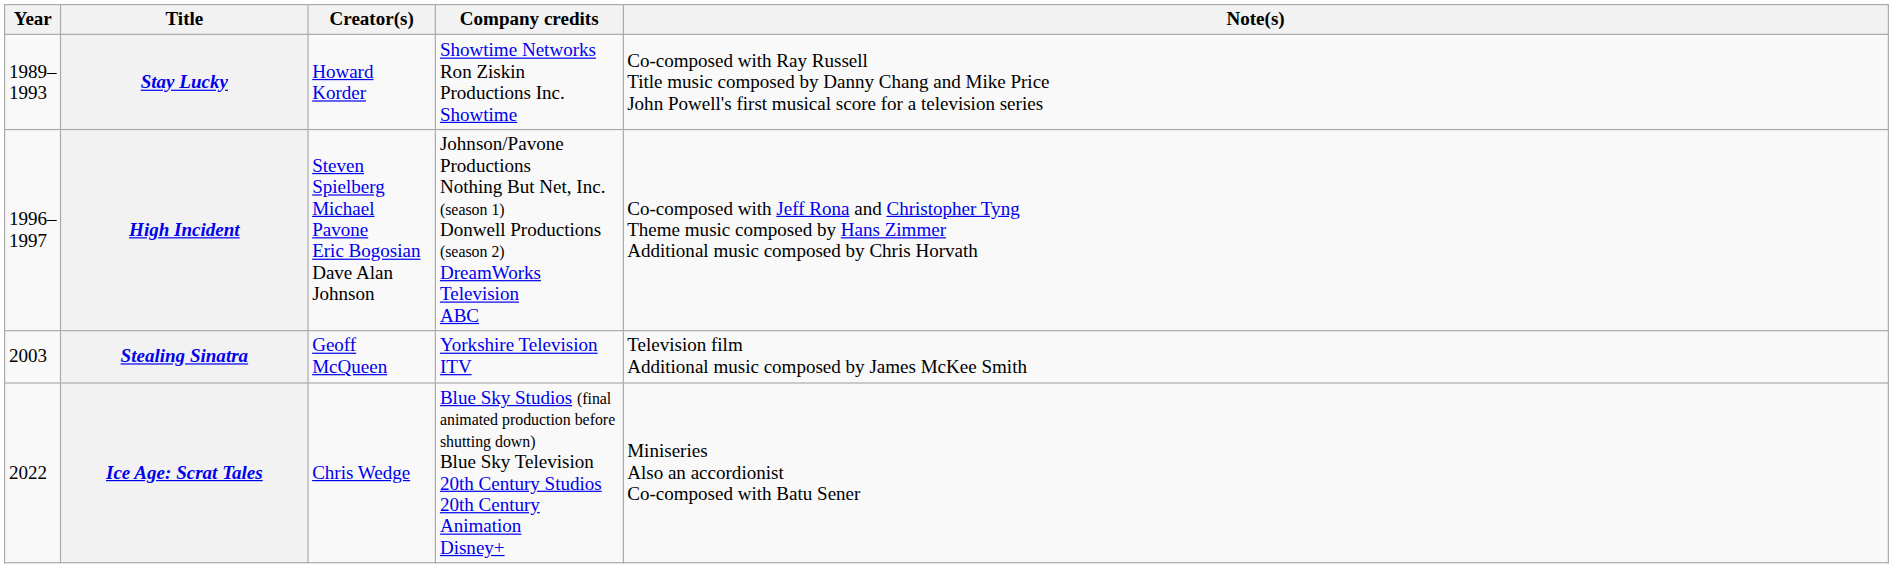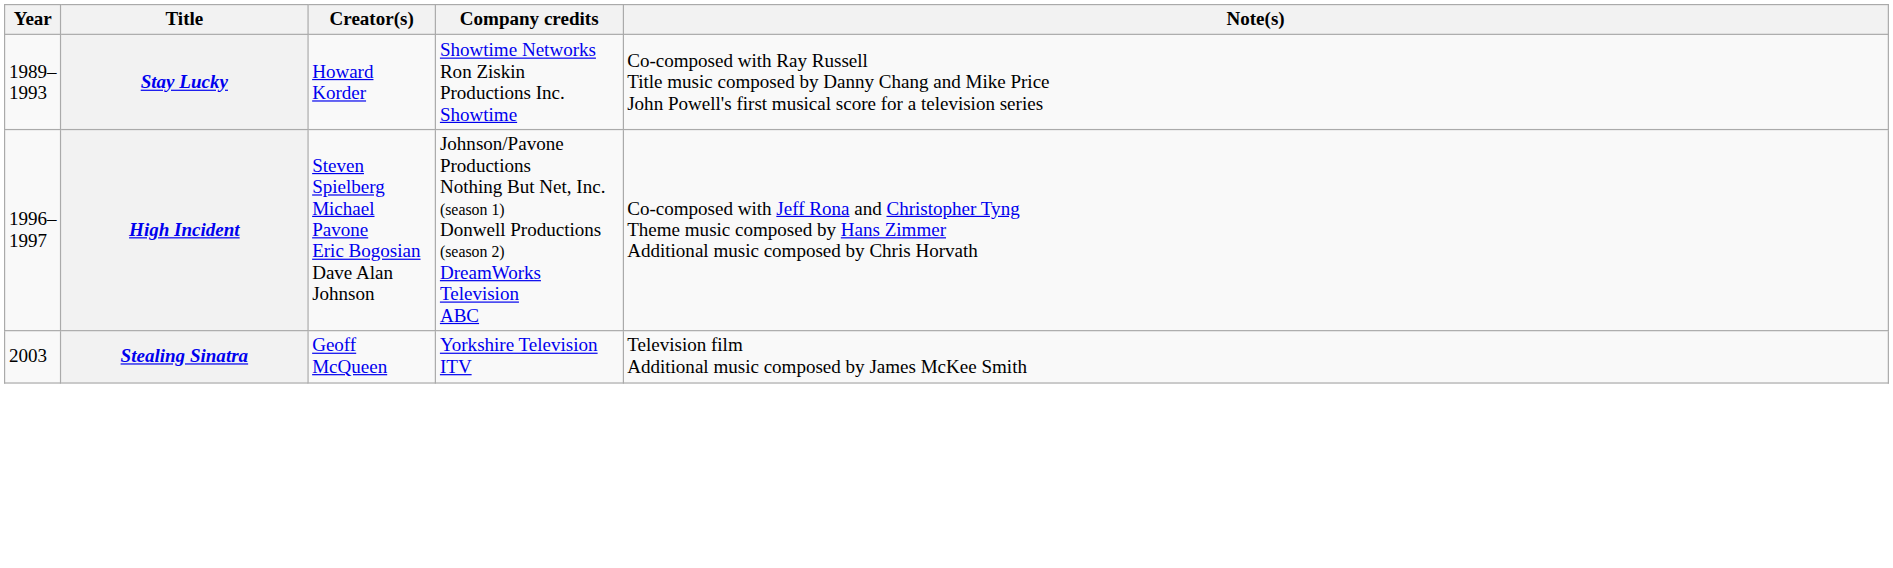- row: (184, 472)
